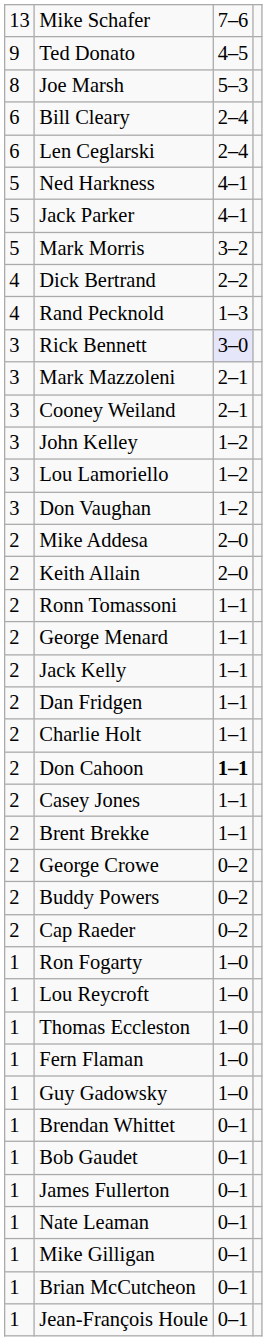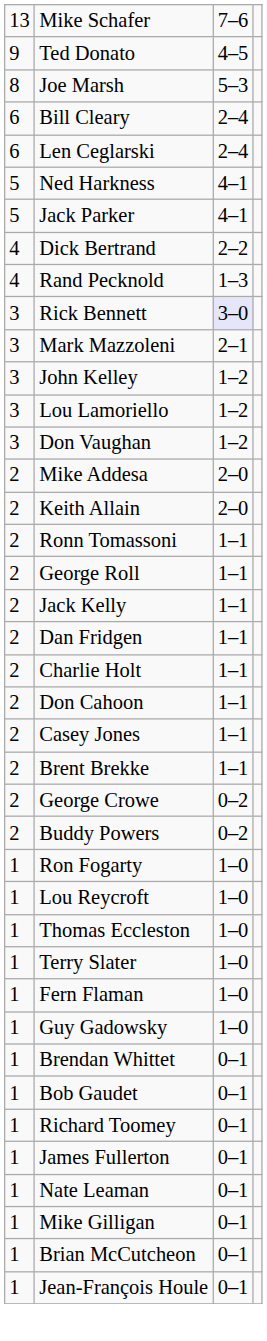- row: (92, 248)
- row: (107, 410)
+ row: (89, 572)
- row: (104, 637)
(233, 767) bold -> (233, 702) normal
- row: (87, 930)
+ row: (88, 962)
+ row: (107, 1125)
